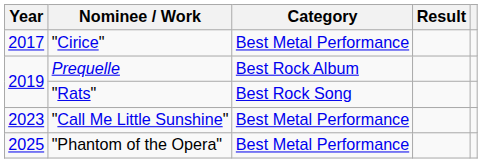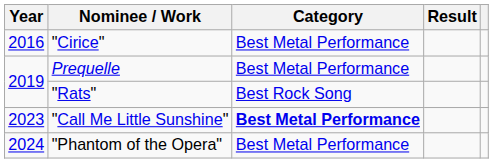(26, 42) 2017 -> (26, 42) 2016
(297, 68) Best Rock Album -> (323, 68) Best Metal Performance
(323, 119) normal -> (328, 119) bold
(26, 145) 2025 -> (26, 145) 2024
